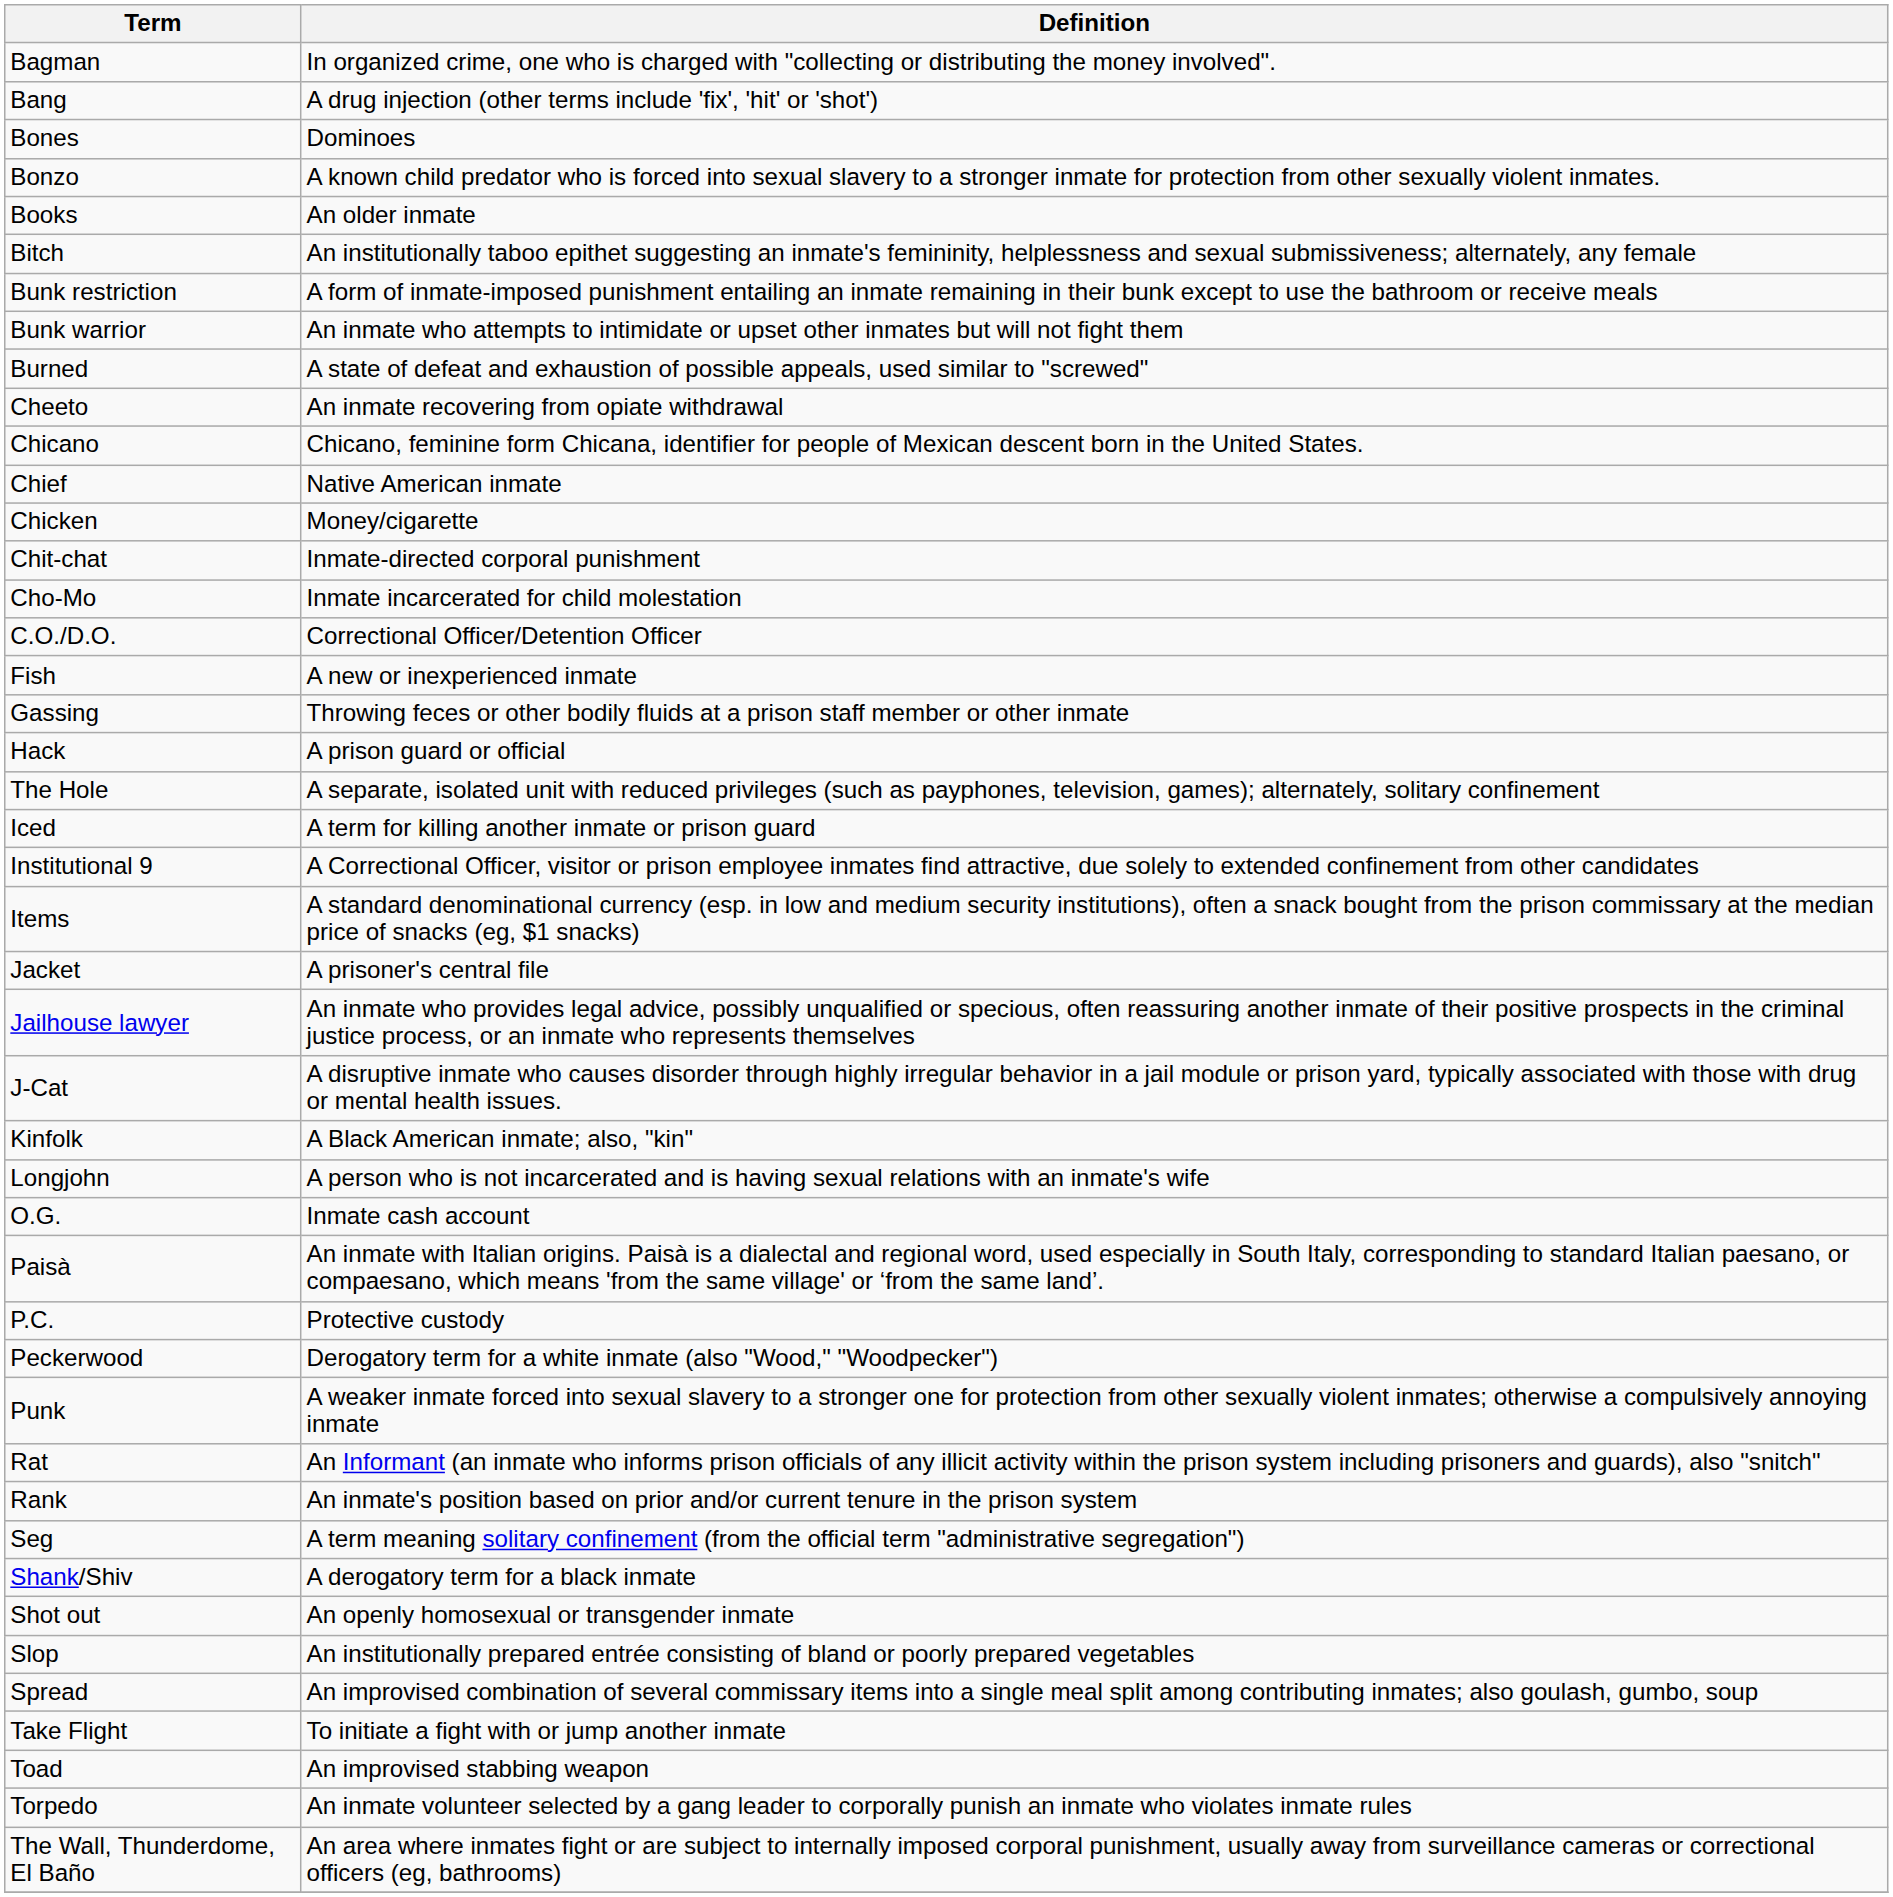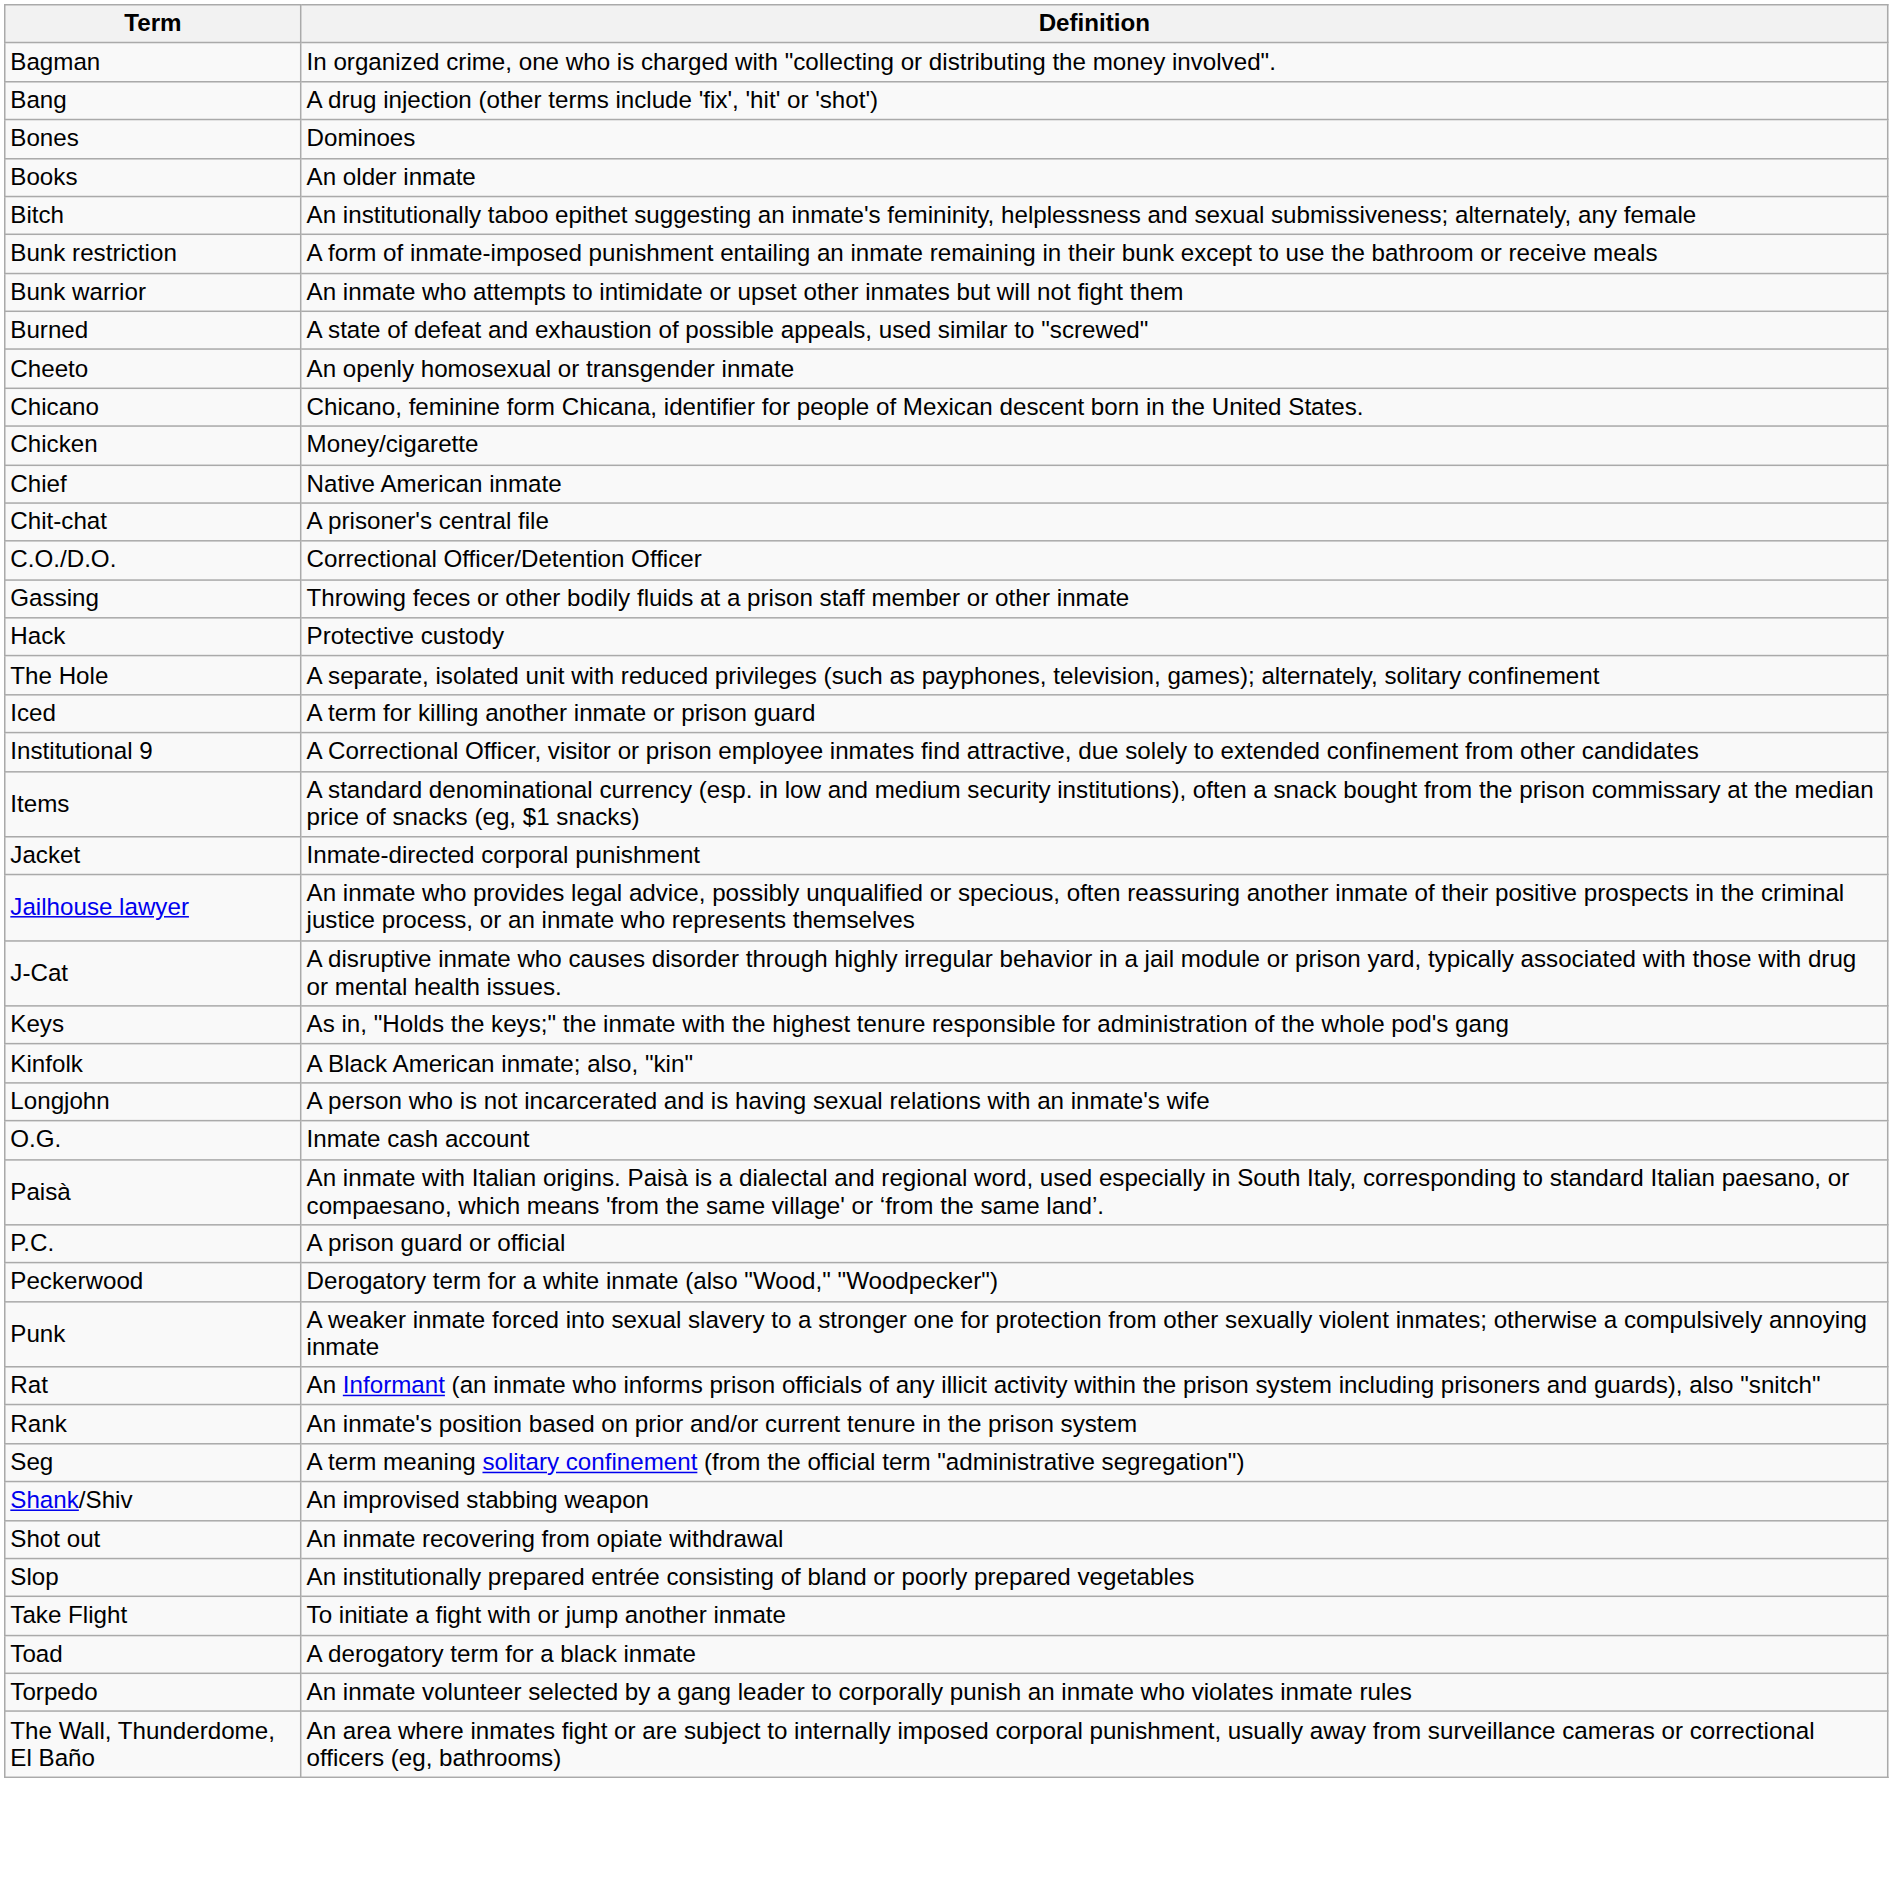- row: (45, 176)
(545, 406) An inmate recovering from opiate withdrawal -> (550, 368) An openly homosexual or transgender inmate
rows swapped: (54, 521) <-> (39, 483)
(503, 560) Inmate-directed corporal punishment -> (428, 521) A prisoner's central file
- row: (53, 598)
- row: (33, 675)
(436, 751) A prison guard or official -> (405, 636) Protective custody
(428, 970) A prisoner's central file -> (503, 855) Inmate-directed corporal punishment
+ row: (37, 1024)
(405, 1320) Protective custody -> (436, 1243) A prison guard or official
(501, 1577) A derogatory term for a black inmate -> (478, 1500) An improvised stabbing weapon
(550, 1615) An openly homosexual or transgender inmate -> (545, 1538) An inmate recovering from opiate withdrawal
- row: (49, 1692)
(478, 1768) An improvised stabbing weapon -> (501, 1653) A derogatory term for a black inmate
